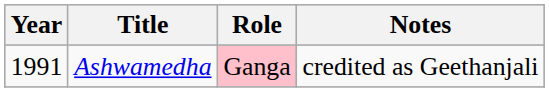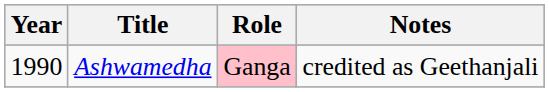(37, 65) 1991 -> (37, 65) 1990
